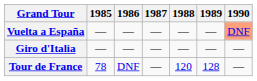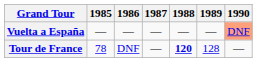- row: (46, 48)
(183, 66) normal -> (183, 48) bold
